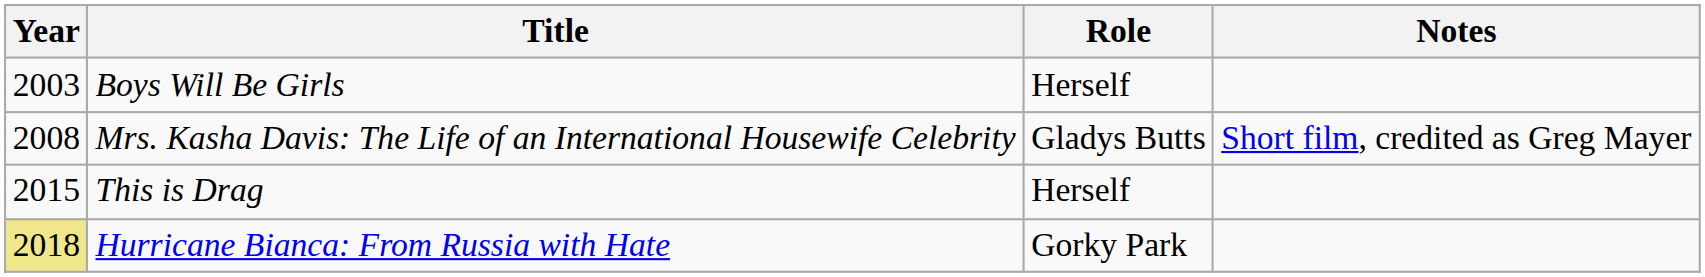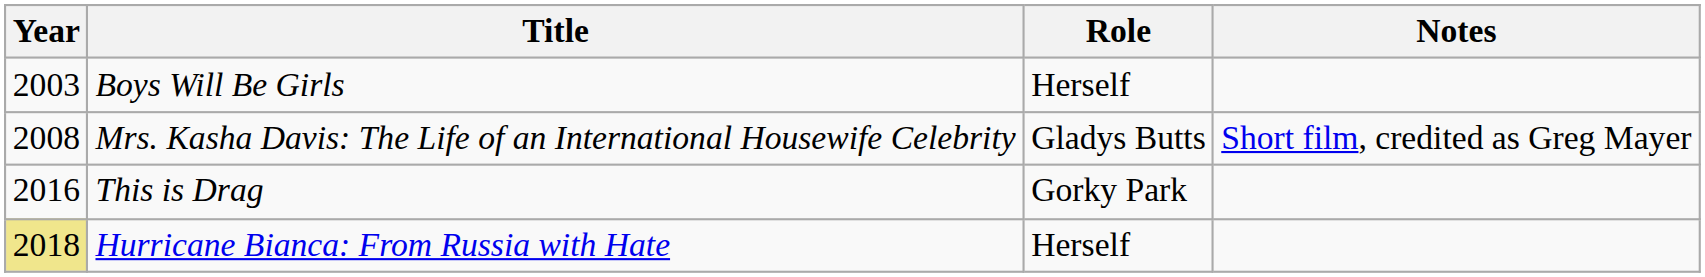(46, 191) 2015 -> (46, 191) 2016
(1081, 191) Herself -> (1109, 191) Gorky Park
(1109, 244) Gorky Park -> (1081, 244) Herself
